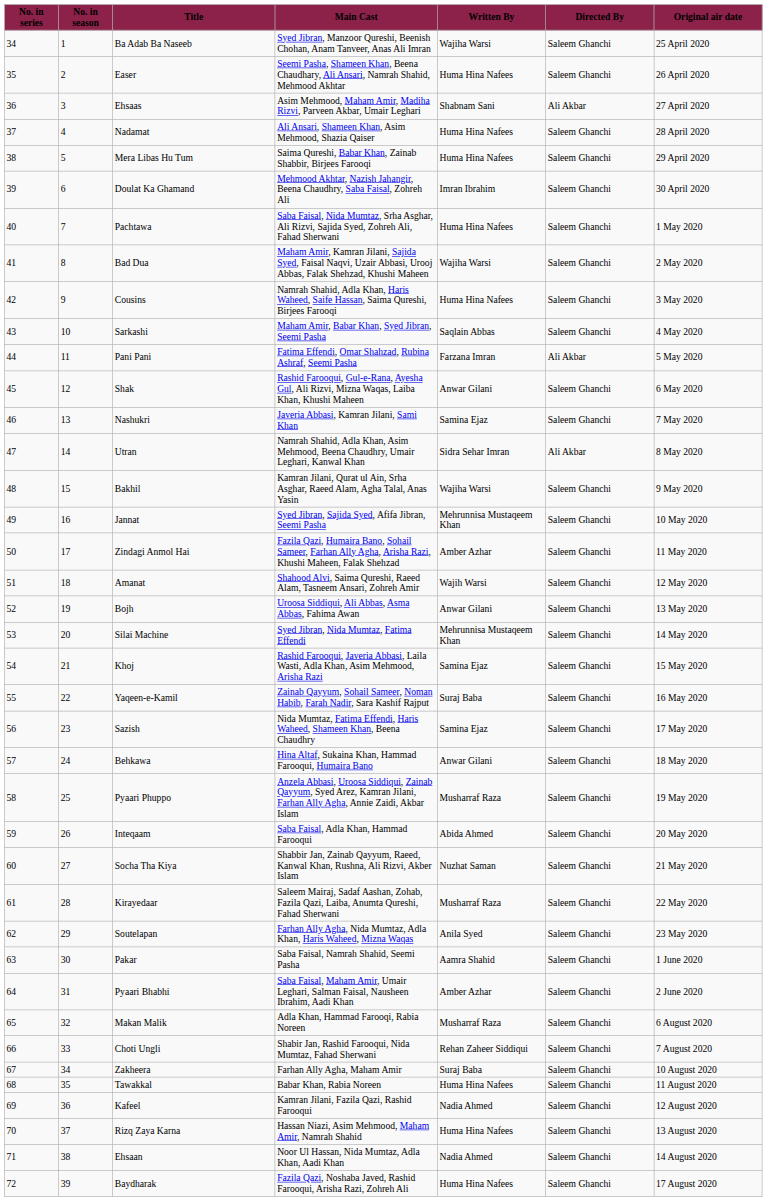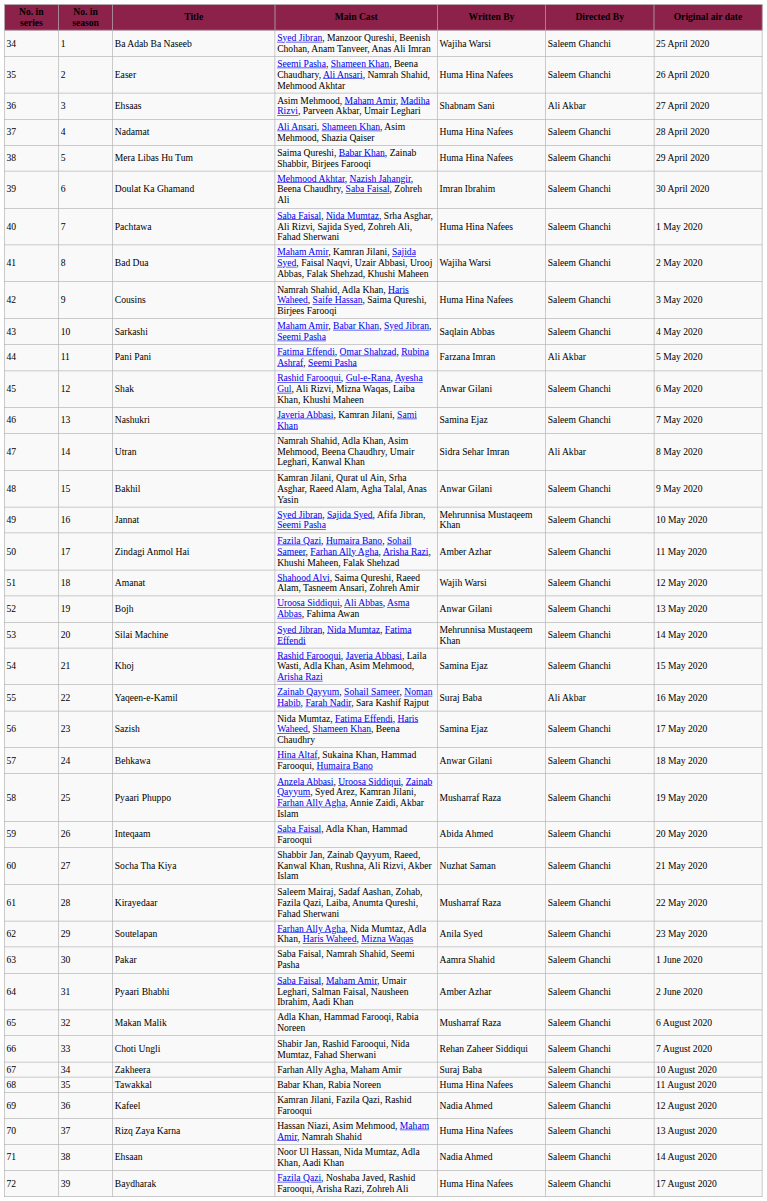(465, 488) Wajiha Warsi -> (466, 488) Anwar Gilani
(579, 698) Saleem Ghanchi -> (567, 698) Ali Akbar
